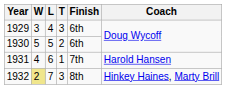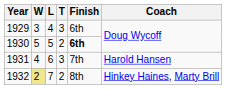(76, 44) normal -> (77, 44) bold
(61, 60) 1 -> (61, 60) 3
(61, 76) 3 -> (61, 76) 2
